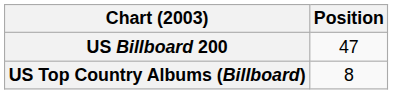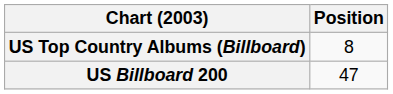rows swapped: (157, 46) <-> (157, 74)
